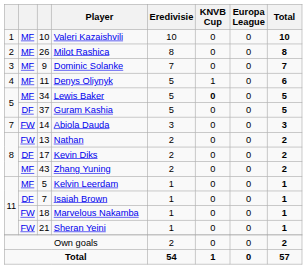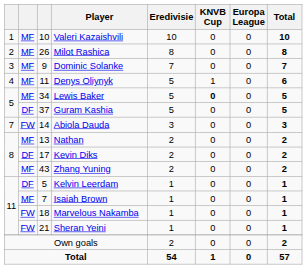(28, 140) FW -> (28, 140) MF
(28, 184) MF -> (28, 184) DF
(28, 198) DF -> (28, 198) MF
